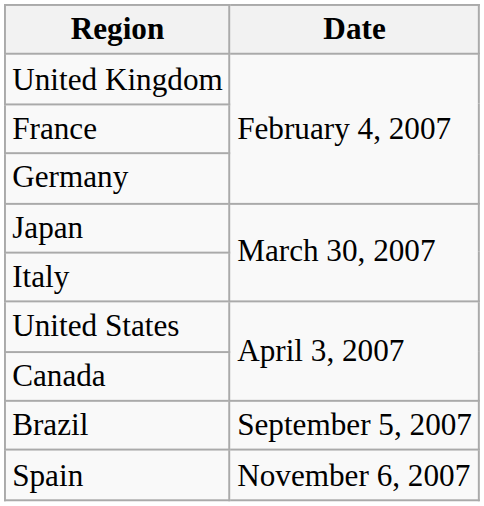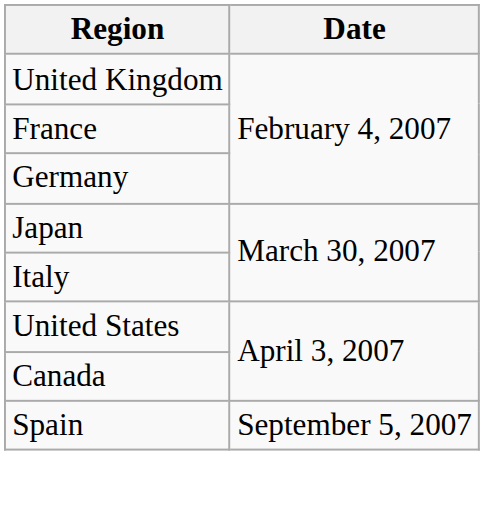- row: (50, 425)
(354, 474) November 6, 2007 -> (355, 425) September 5, 2007
